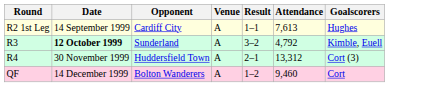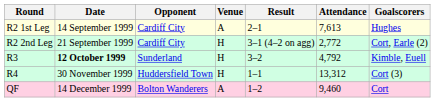(252, 27) 1–1 -> (255, 27) 2–1
+ row: (30, 43)
(218, 43) A -> (221, 58) H
(218, 58) A -> (221, 74) H
(252, 58) 2–1 -> (255, 74) 1–1
